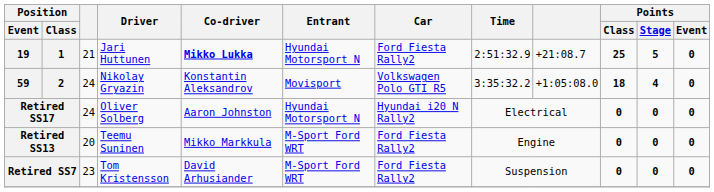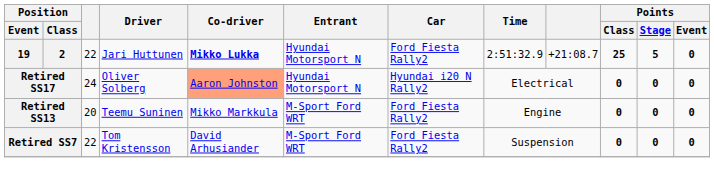(61, 54) 1 -> (62, 54) 2
(89, 54) 21 -> (90, 54) 22
- row: (23, 83)
(228, 113) no background -> (234, 83) lightsalmon background
(89, 172) 23 -> (90, 142) 22
